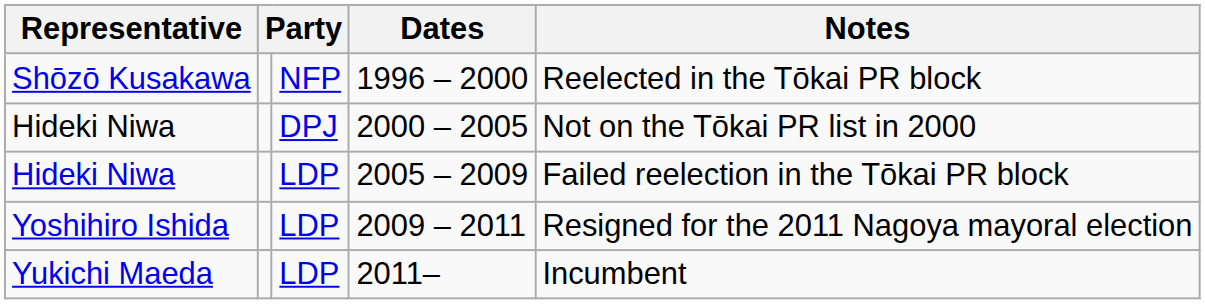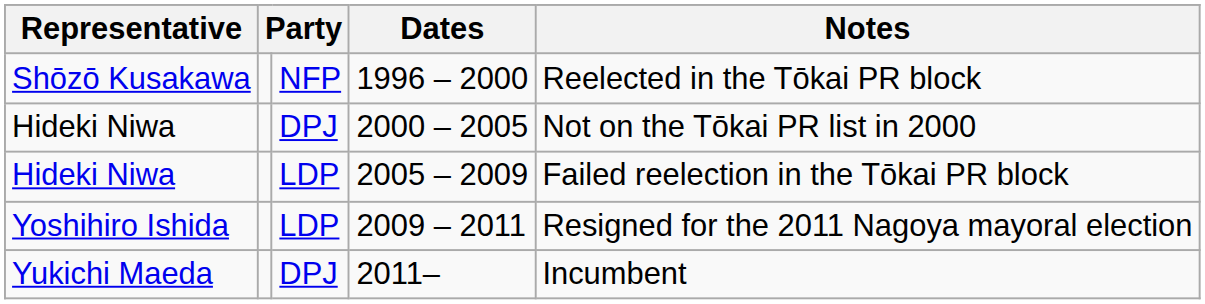(309, 273) LDP -> (309, 273) DPJ
